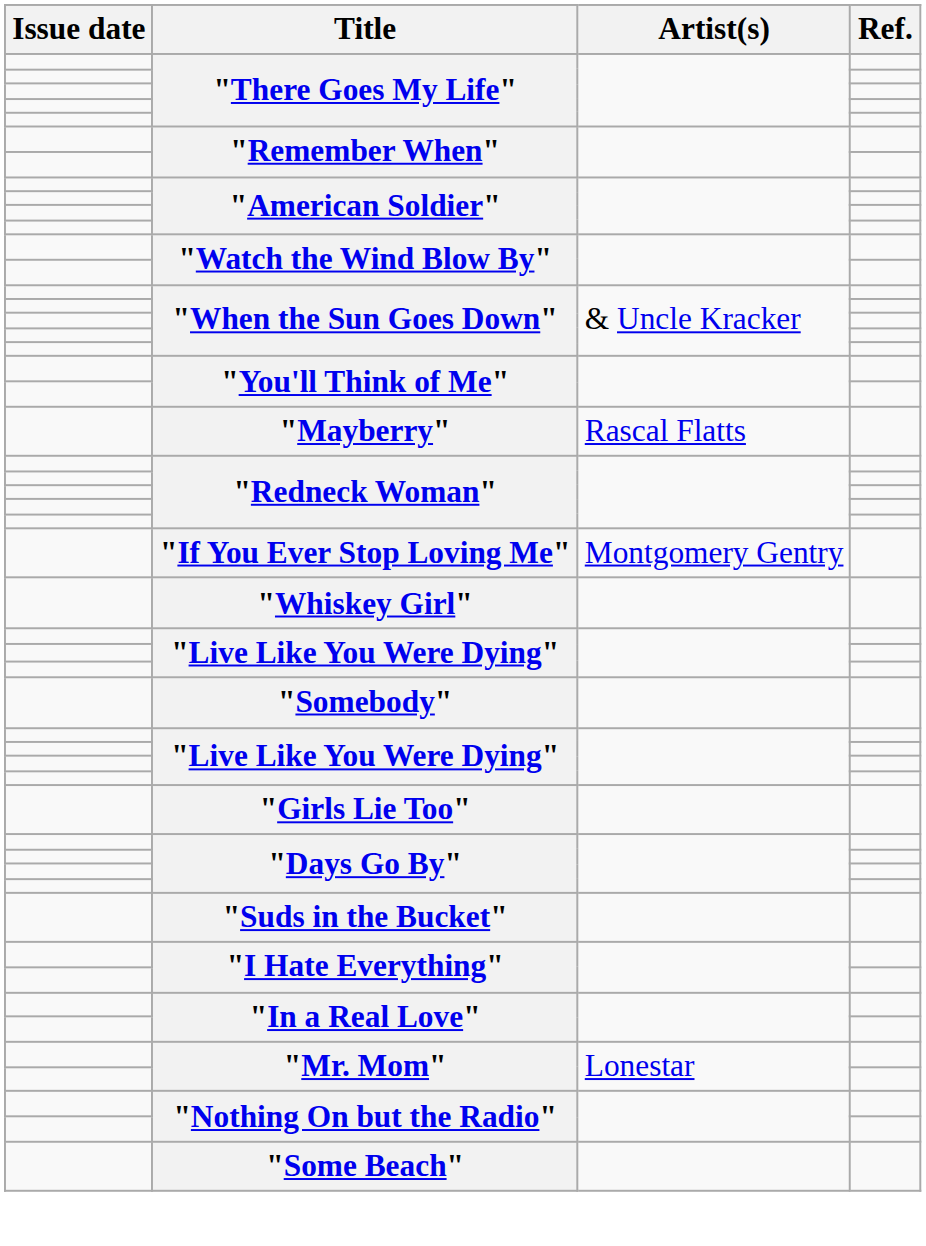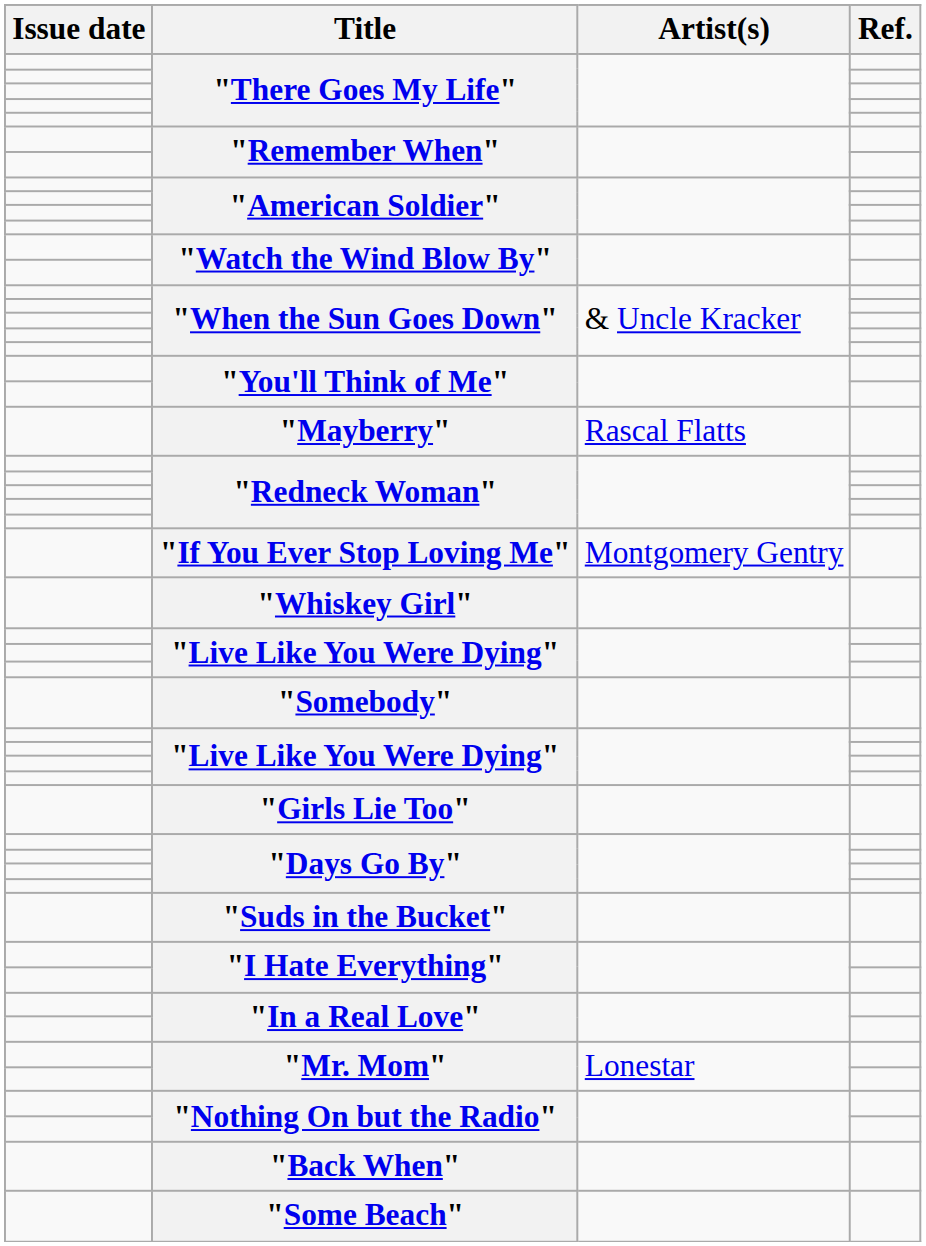+ row: (365, 1165)
